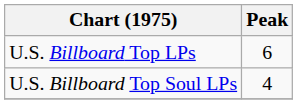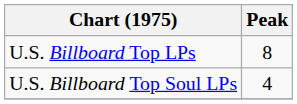(267, 51) 6 -> (267, 51) 8
